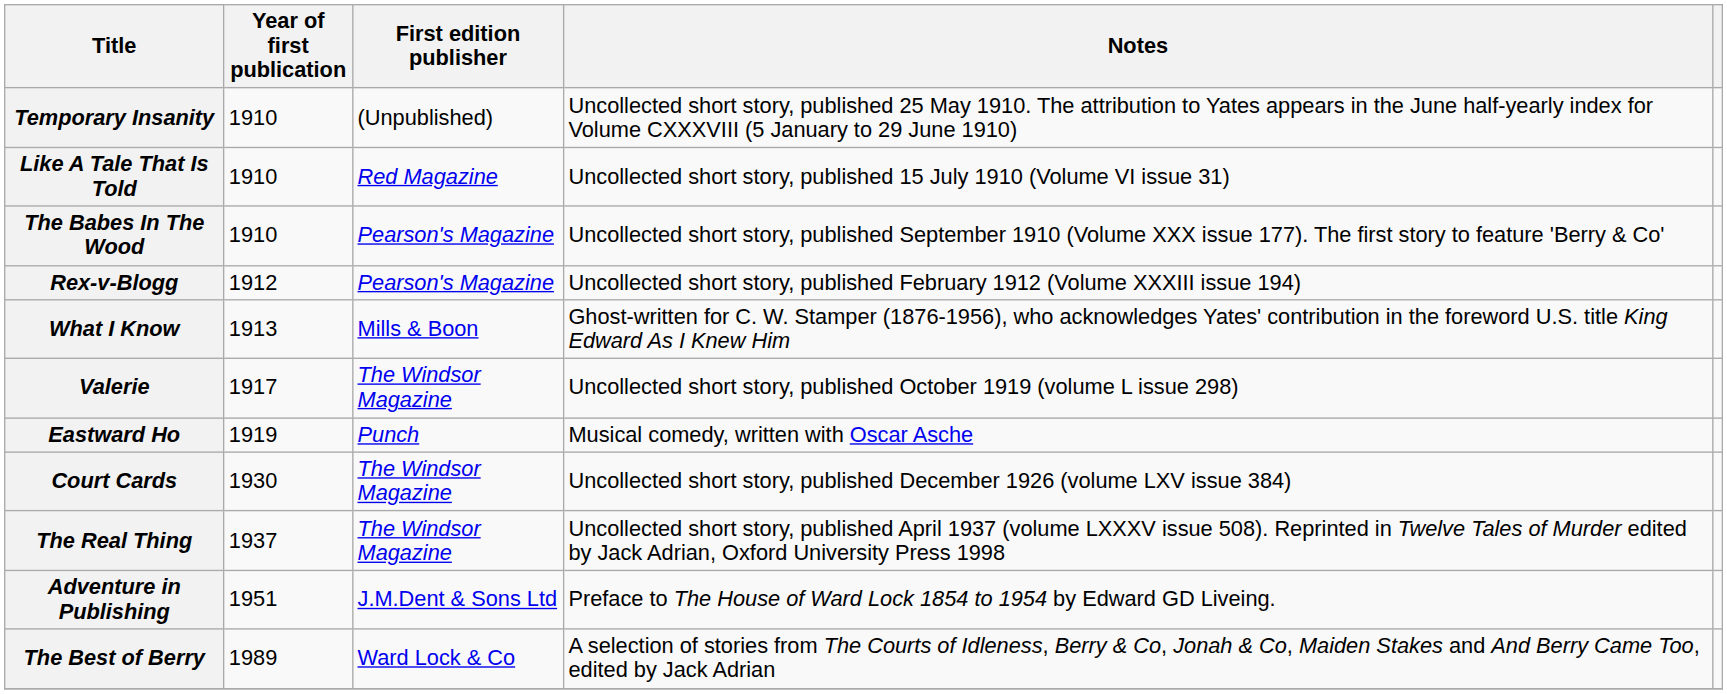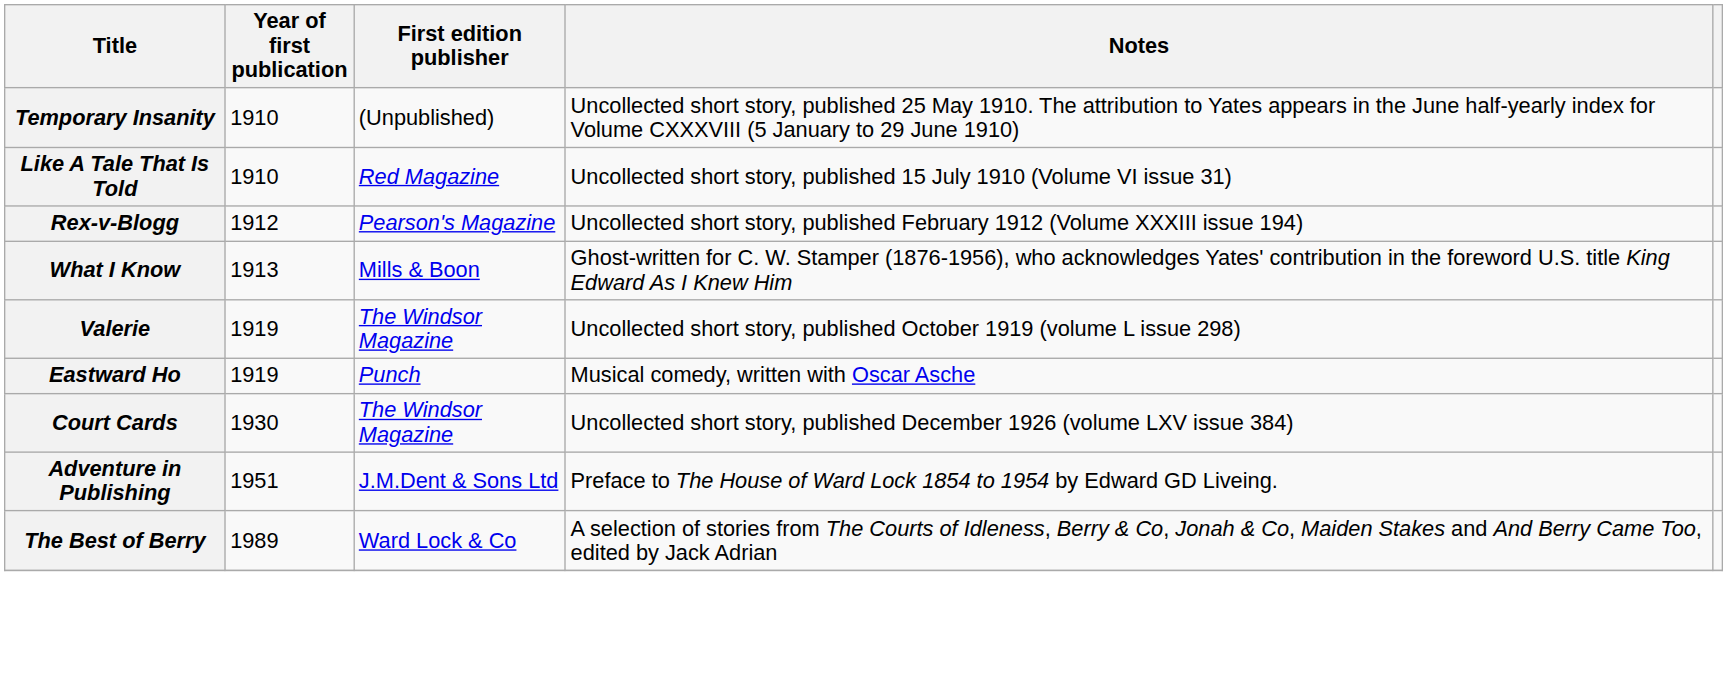- row: (114, 235)
(253, 387) 1917 -> (254, 328) 1919
- row: (114, 540)
